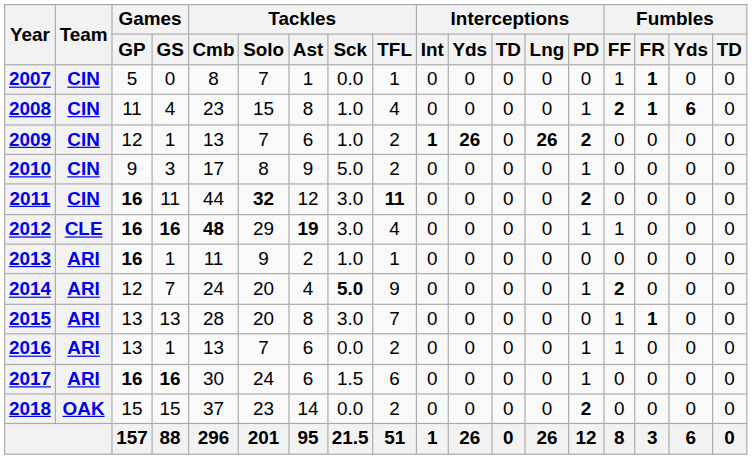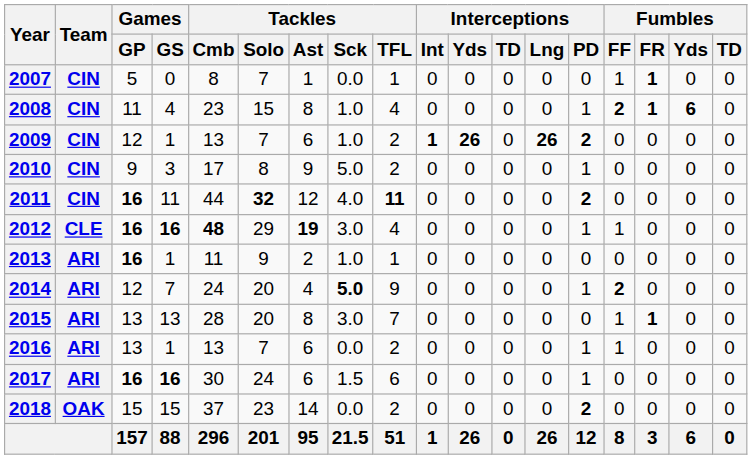(350, 199) 3.0 -> (350, 199) 4.0
